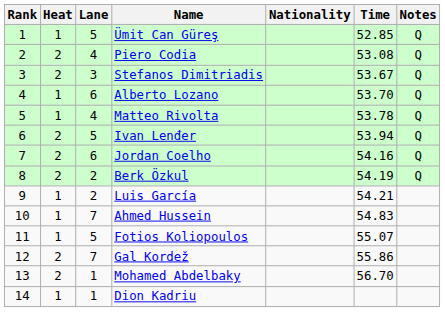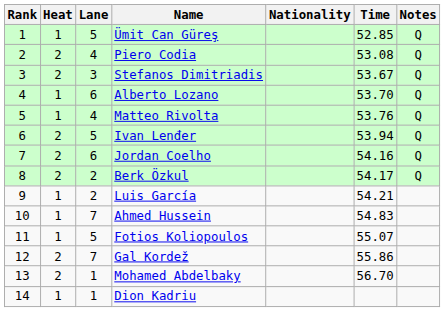(375, 115) 53.78 -> (375, 115) 53.76
(375, 176) 54.19 -> (375, 176) 54.17
